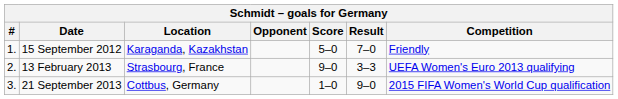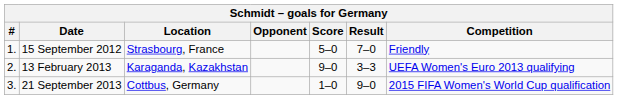(187, 49) Karaganda, Kazakhstan -> (175, 49) Strasbourg, France
(175, 67) Strasbourg, France -> (187, 67) Karaganda, Kazakhstan
